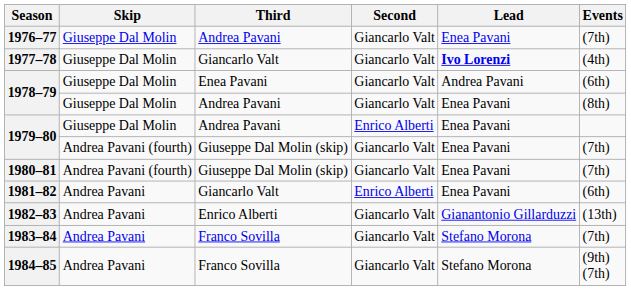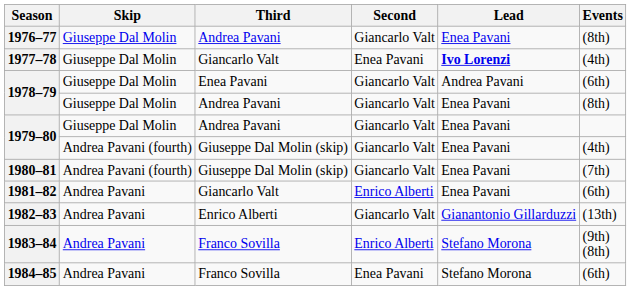(596, 37) (7th) -> (596, 37) (8th)
(395, 59) Giancarlo Valt -> (389, 59) Enea Pavani
(394, 125) Enrico Alberti -> (395, 125) Giancarlo Valt
(596, 147) (7th) -> (596, 147) (4th)
(395, 236) Giancarlo Valt -> (394, 244) Enrico Alberti
(596, 236) (7th) -> (596, 244) (9th) (8th)
(395, 266) Giancarlo Valt -> (389, 274) Enea Pavani
(596, 266) (9th) (7th) -> (596, 274) (6th)
